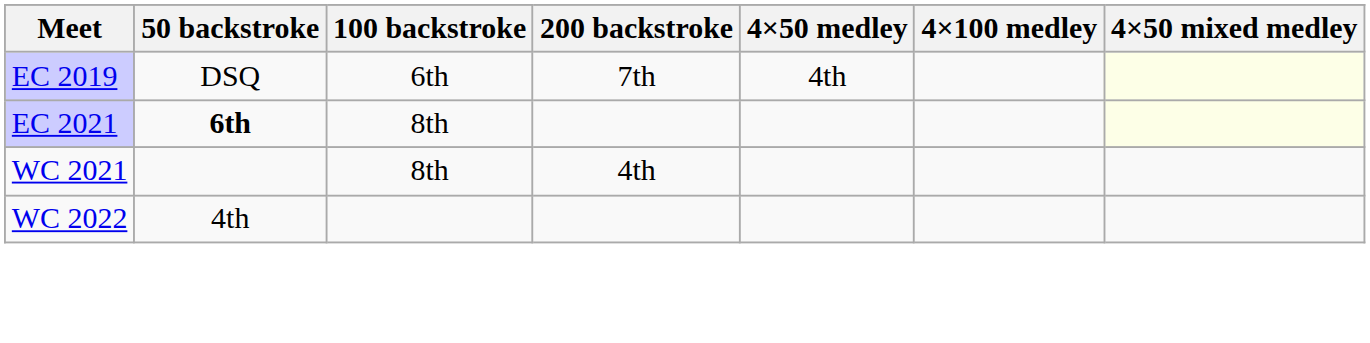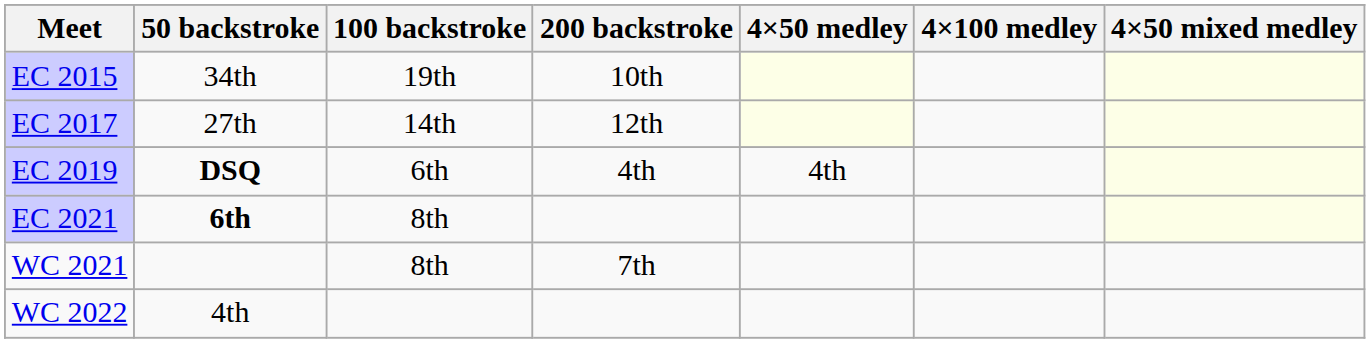+ row: (65, 75)
+ row: (65, 123)
(230, 75) normal -> (230, 170) bold
(637, 75) 7th -> (637, 170) 4th
(637, 170) 4th -> (637, 265) 7th
